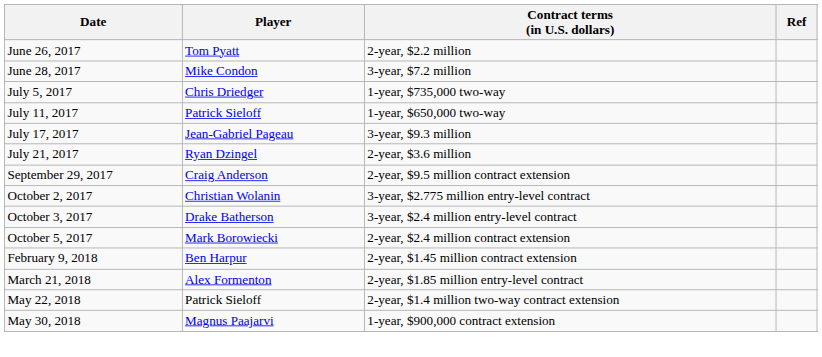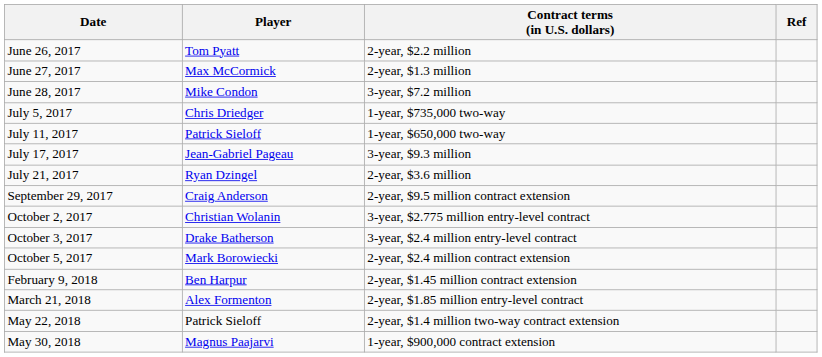+ row: (44, 71)
